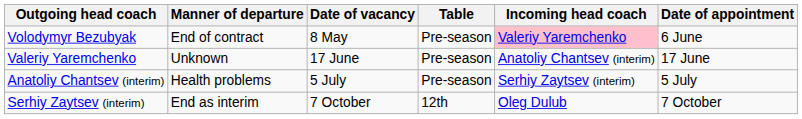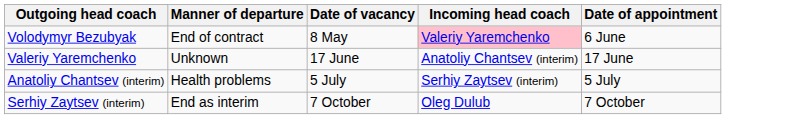- column: (456, 15)
